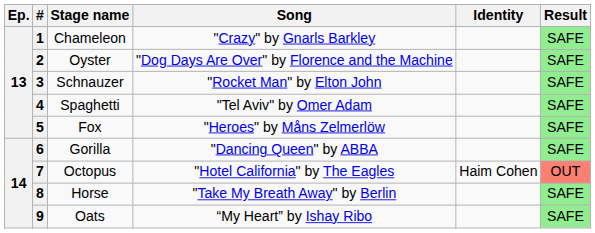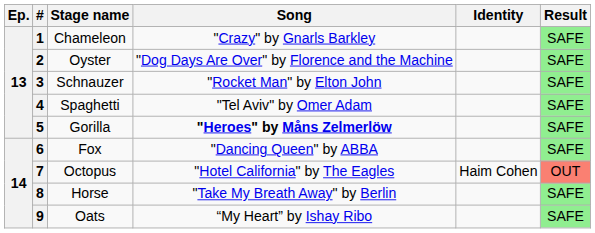(90, 127) Fox -> (90, 127) Gorilla
(294, 127) normal -> (294, 127) bold
(90, 149) Gorilla -> (90, 149) Fox
